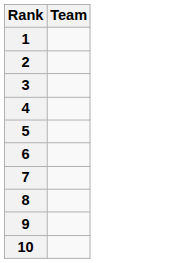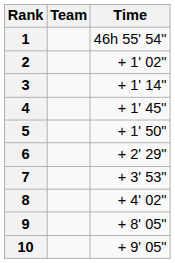+ column: (130, 16)
